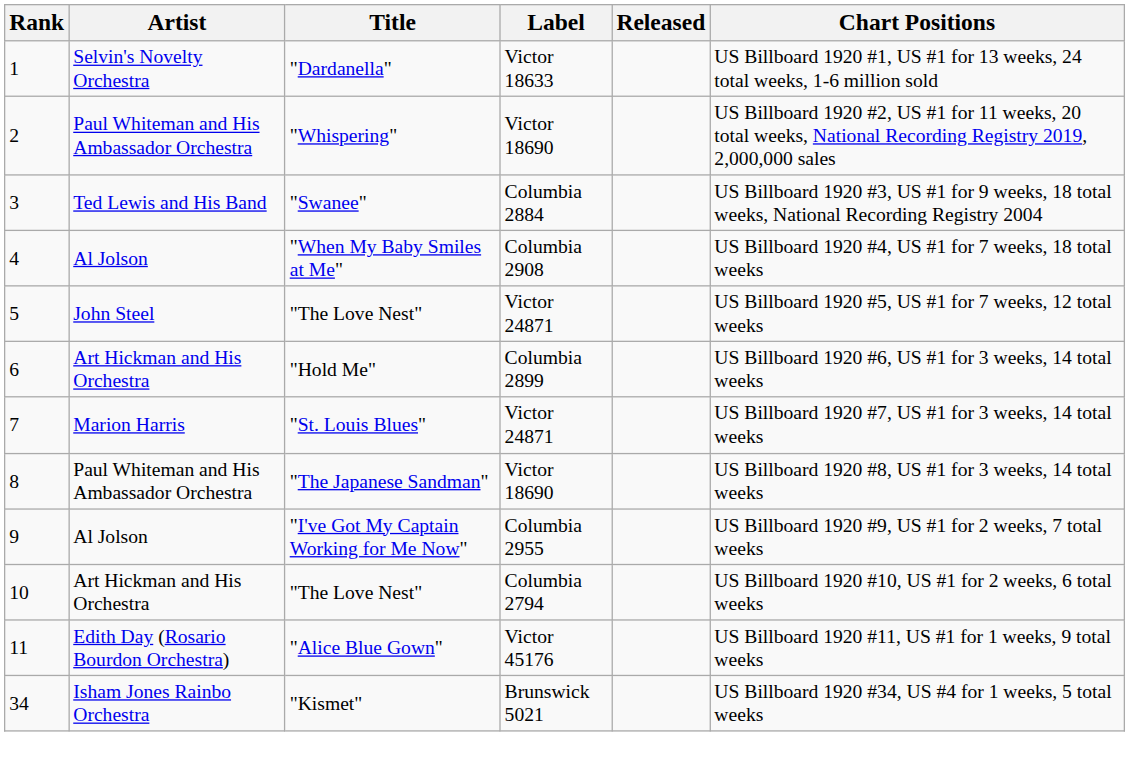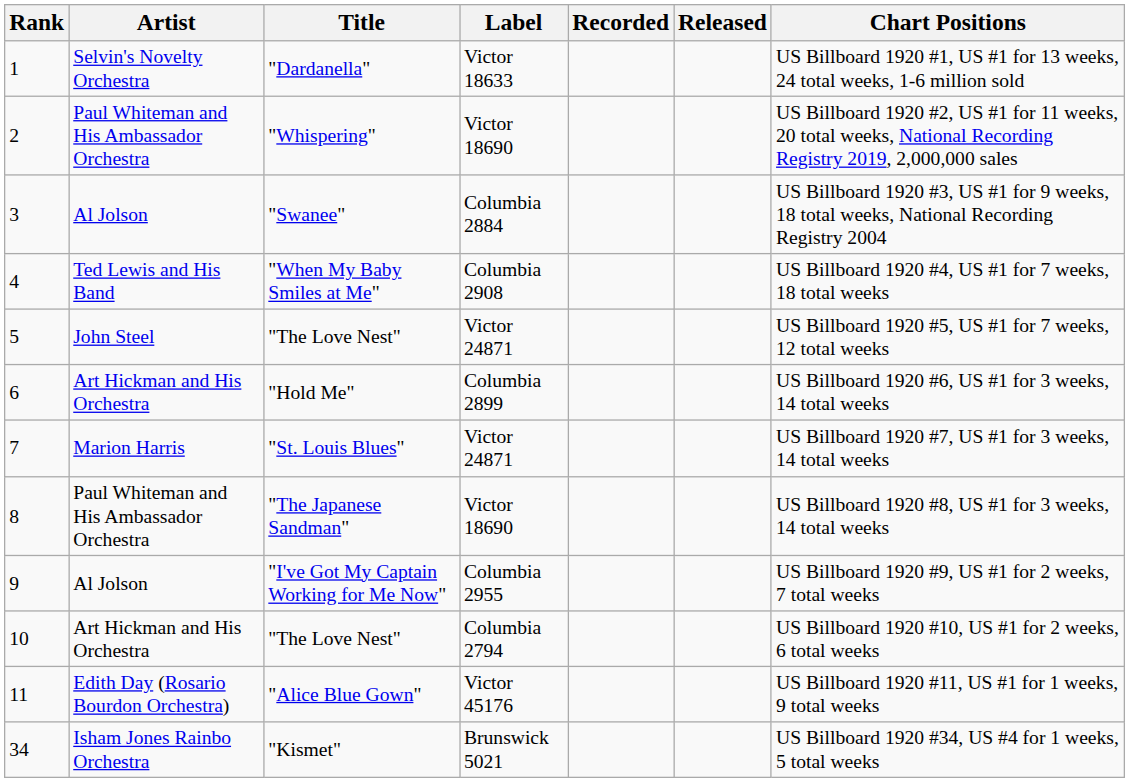+ column: (621, 22)
(170, 202) Ted Lewis and His Band -> (111, 214) Al Jolson
(111, 258) Al Jolson -> (147, 281) Ted Lewis and His Band
